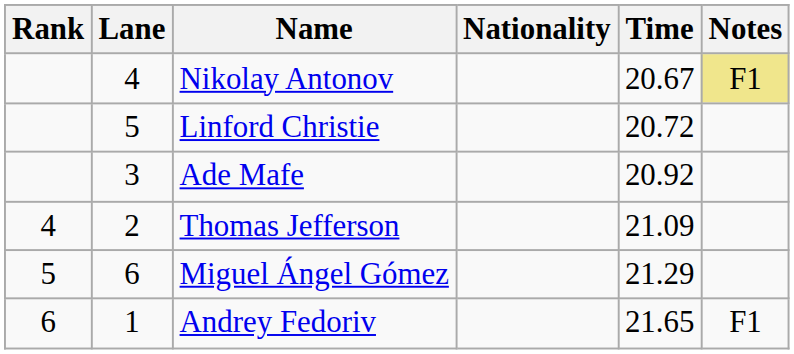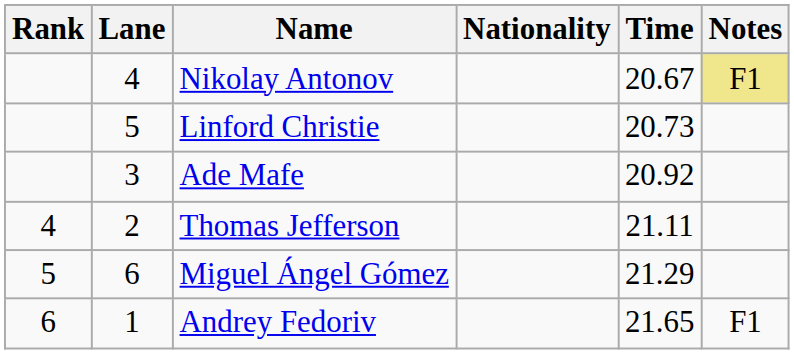(660, 126) 20.72 -> (660, 126) 20.73
(660, 224) 21.09 -> (660, 224) 21.11
